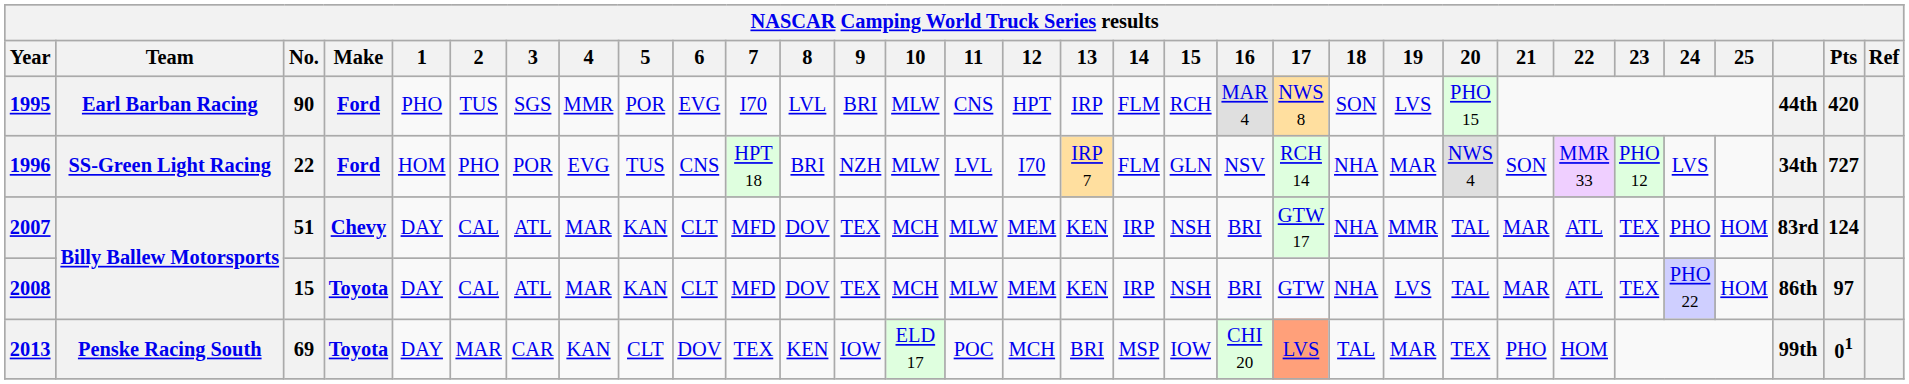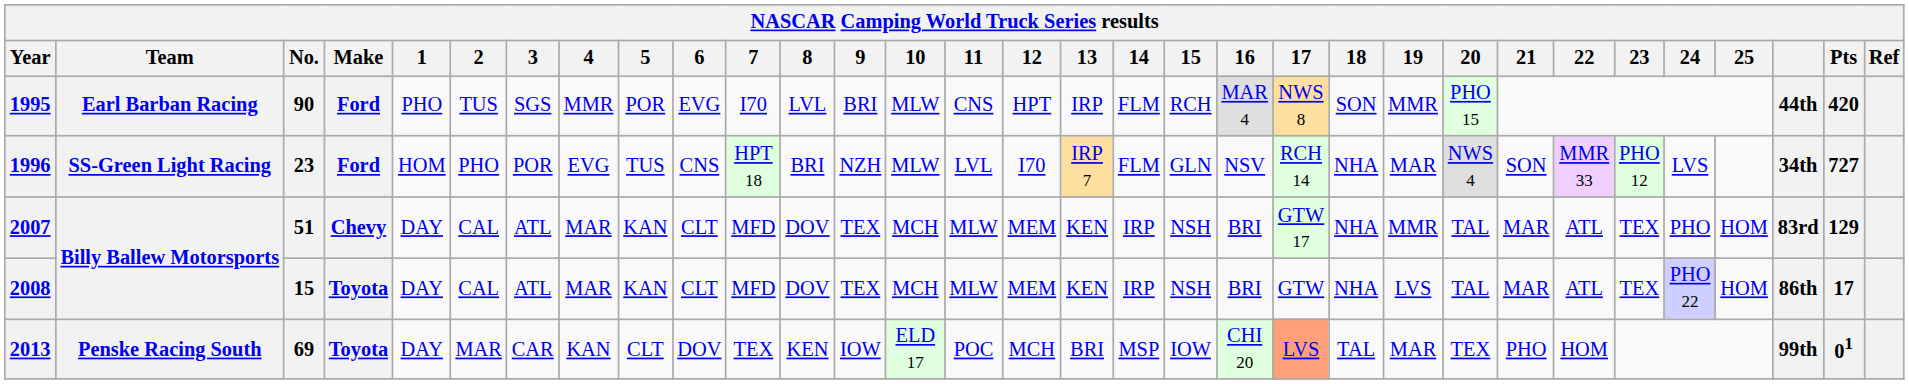(1413, 105) LVS -> (1413, 105) MMR
(304, 166) 22 -> (304, 166) 23
(1844, 227) 124 -> (1844, 227) 129
(1844, 288) 97 -> (1844, 288) 17
